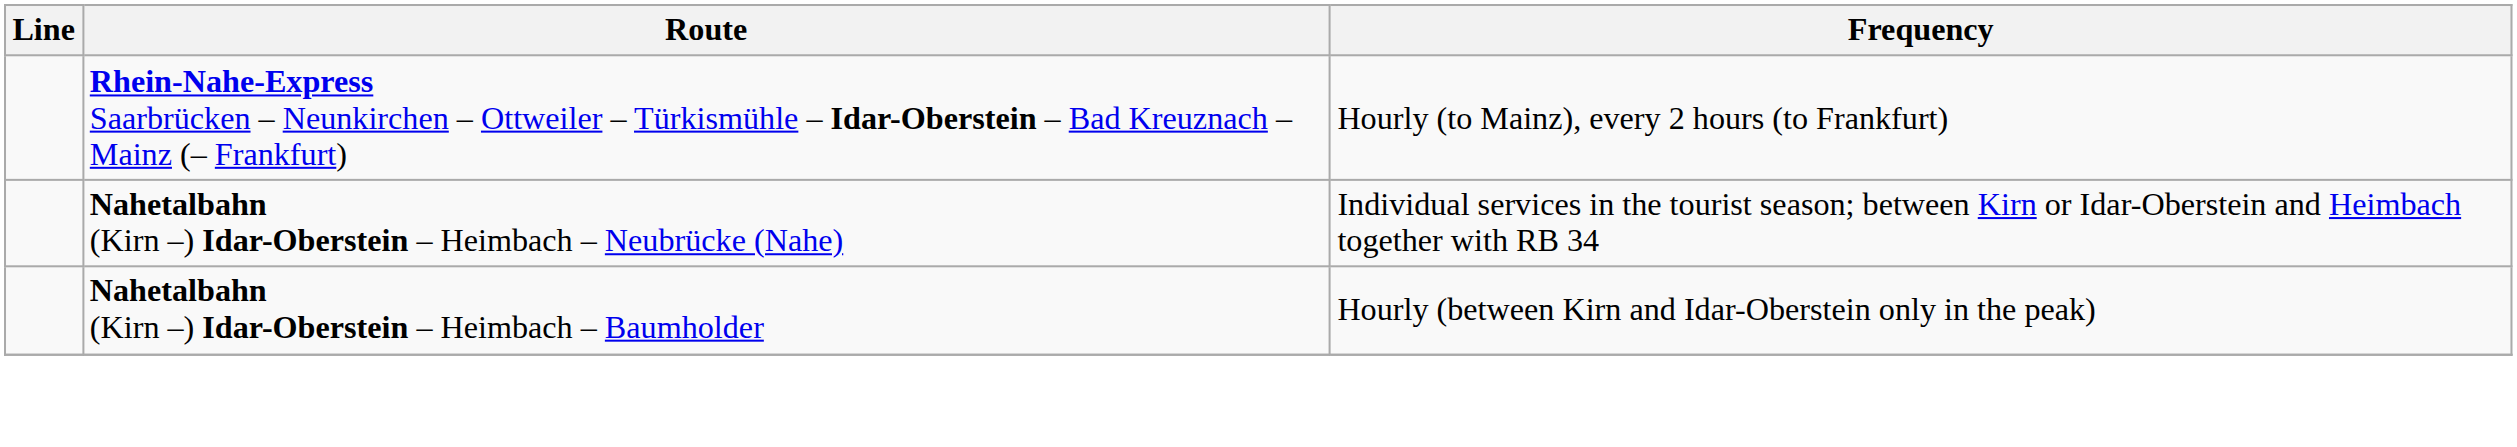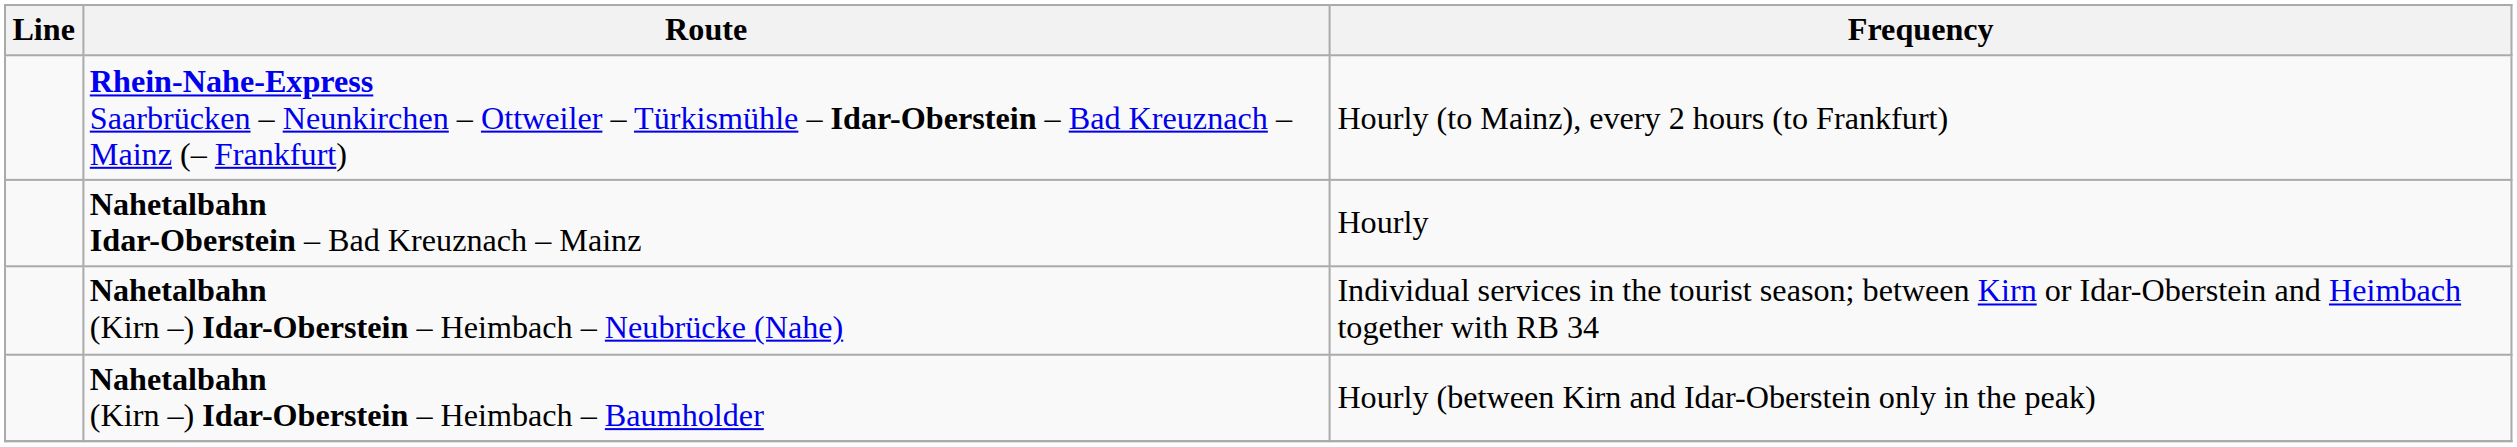+ row: (366, 222)
